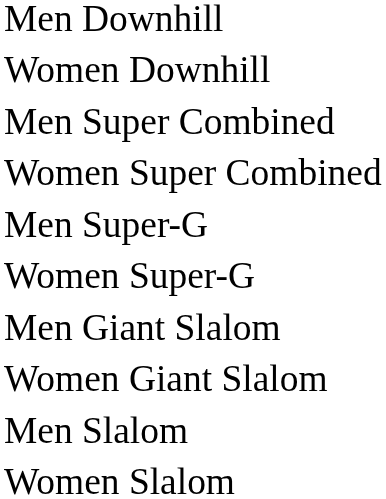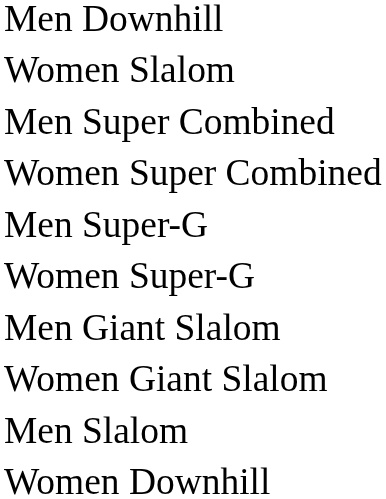rows swapped: (137, 69) <-> (120, 481)
